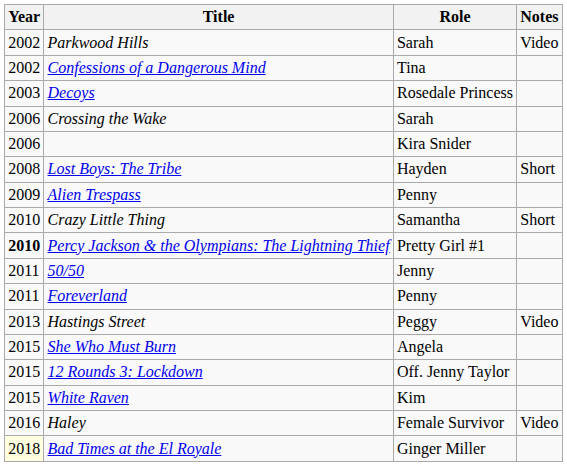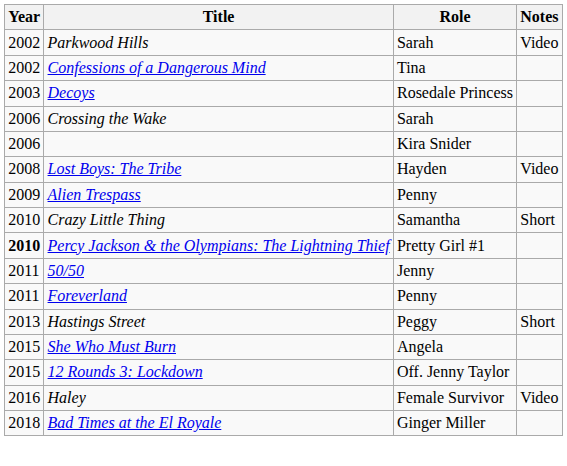(538, 169) Short -> (539, 169) Video
(539, 321) Video -> (538, 321) Short
- row: (88, 397)
(24, 448) lightyellow background -> (24, 423) no background
